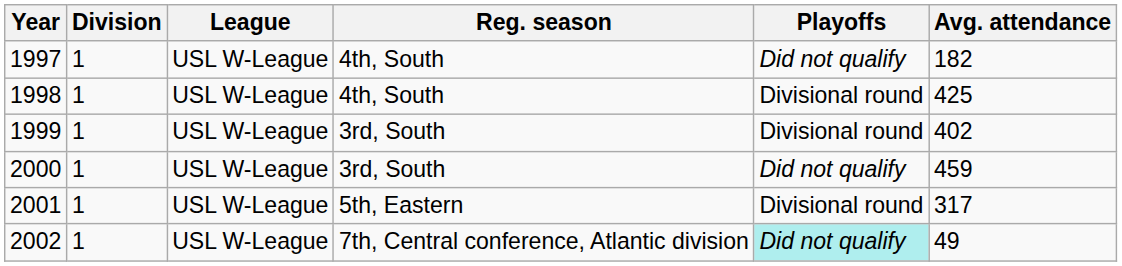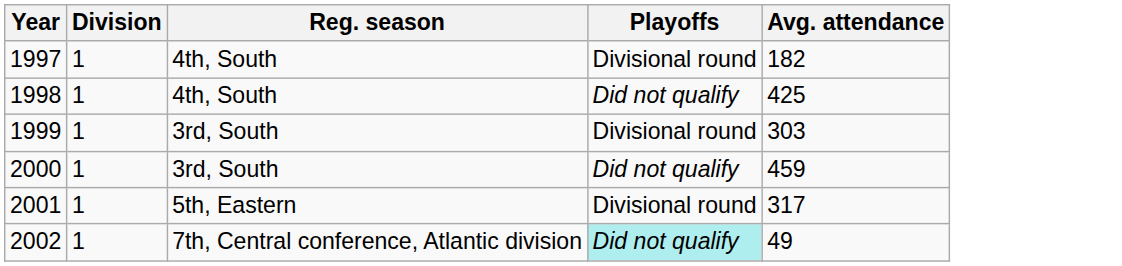- column: (250, 22)
(832, 59) Did not qualify -> (675, 59) Divisional round
(841, 95) Divisional round -> (666, 95) Did not qualify
(953, 132) 402 -> (786, 132) 303
